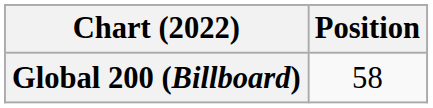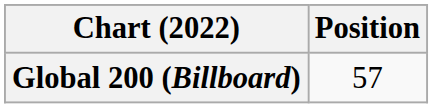(367, 77) 58 -> (367, 77) 57
